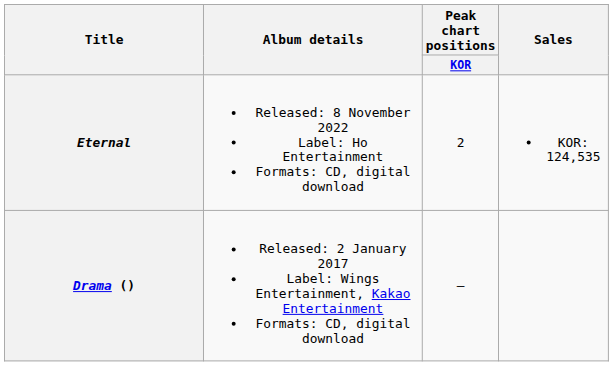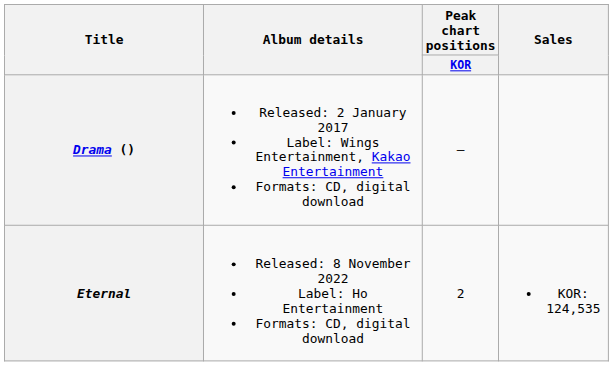rows swapped: (104, 286) <-> (104, 143)
